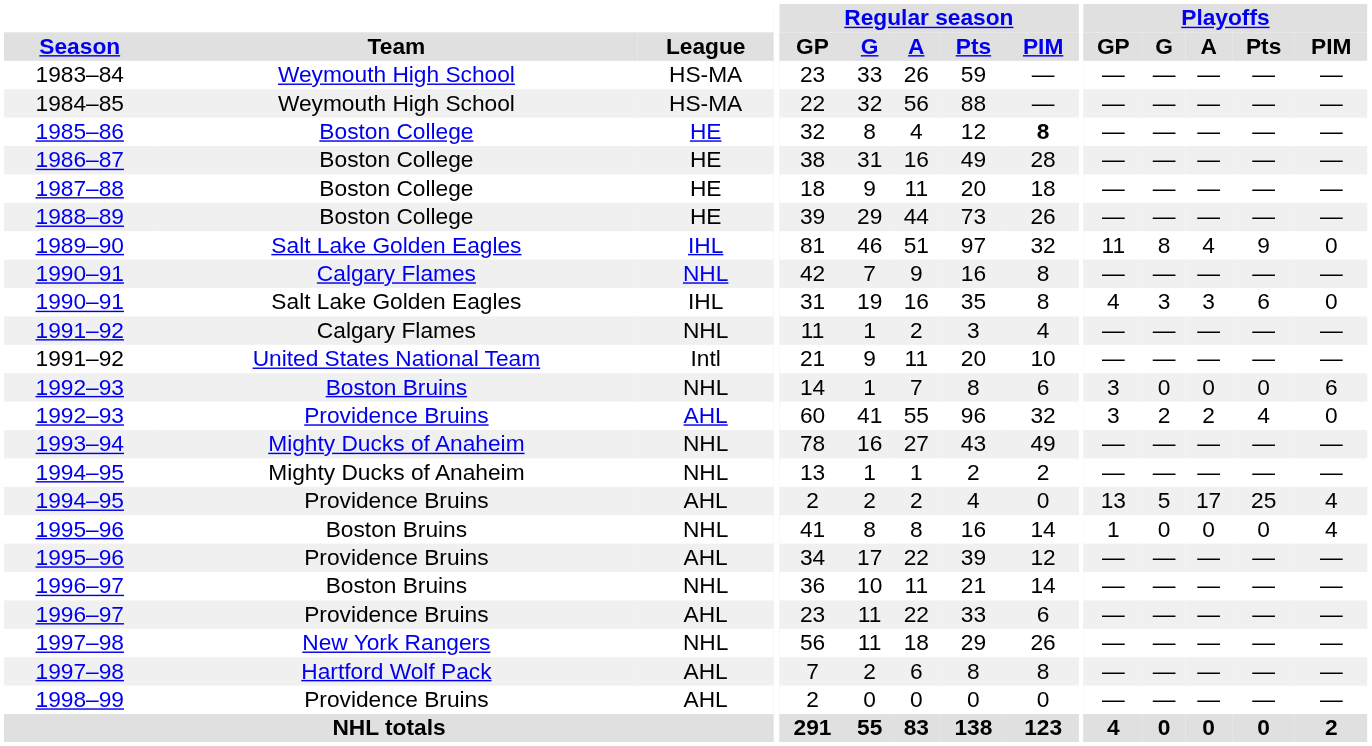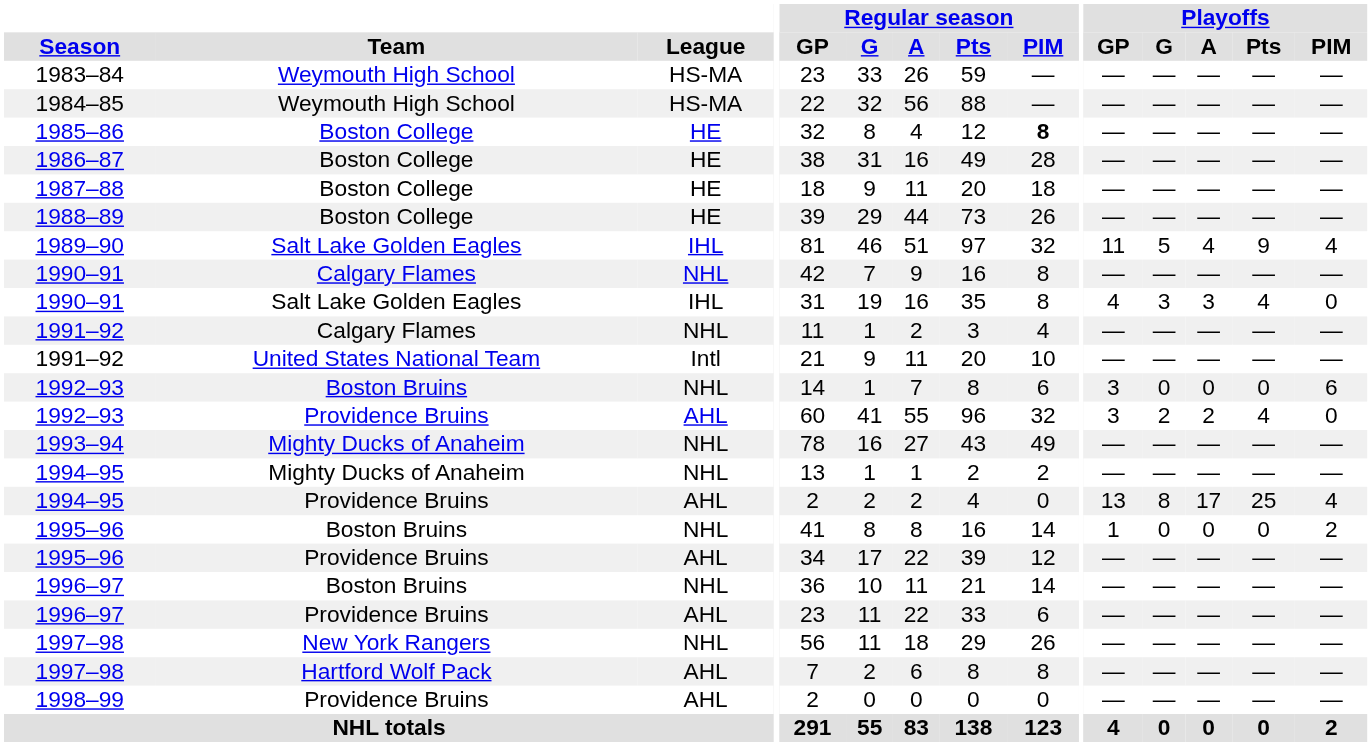(1164, 245) 8 -> (1164, 245) 5
(1331, 245) 0 -> (1331, 245) 4
(1264, 301) 6 -> (1264, 301) 4
(1164, 500) 5 -> (1164, 500) 8
(1331, 529) 4 -> (1331, 529) 2
